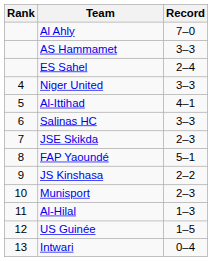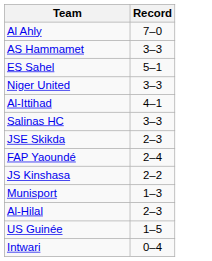- column: (21, 13)
(185, 67) 2–4 -> (152, 67) 5–1
(185, 157) 5–1 -> (152, 157) 2–4
(185, 193) 2–3 -> (152, 193) 1–3
(185, 211) 1–3 -> (152, 211) 2–3
